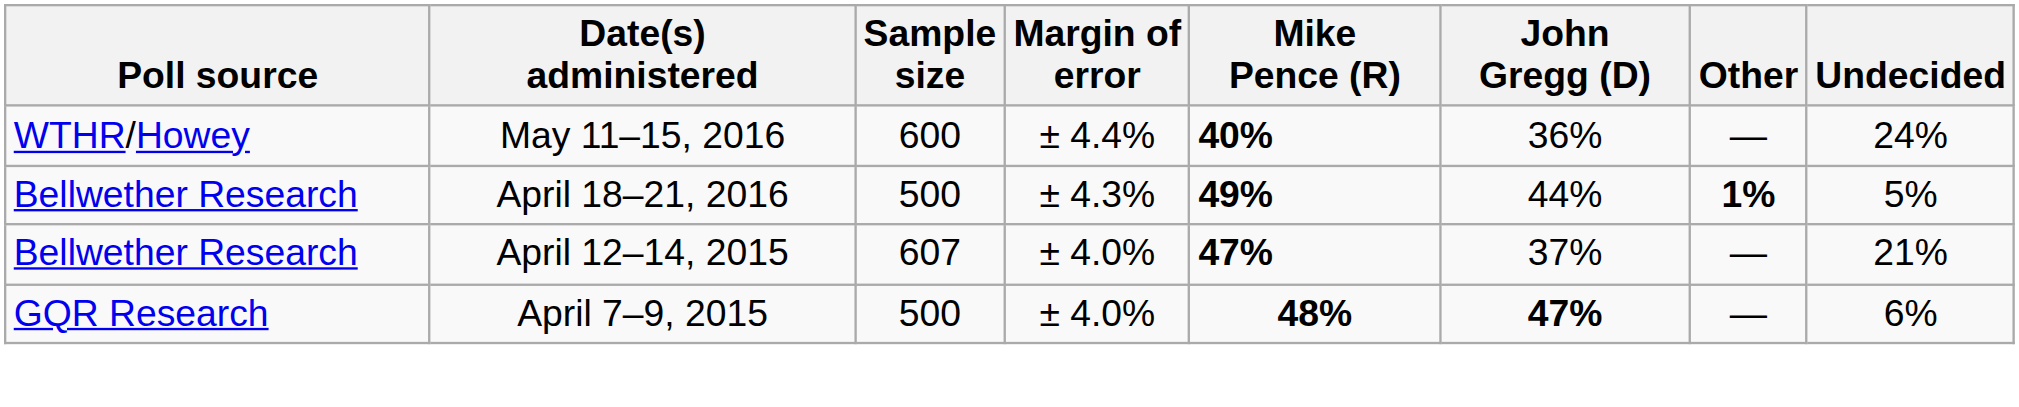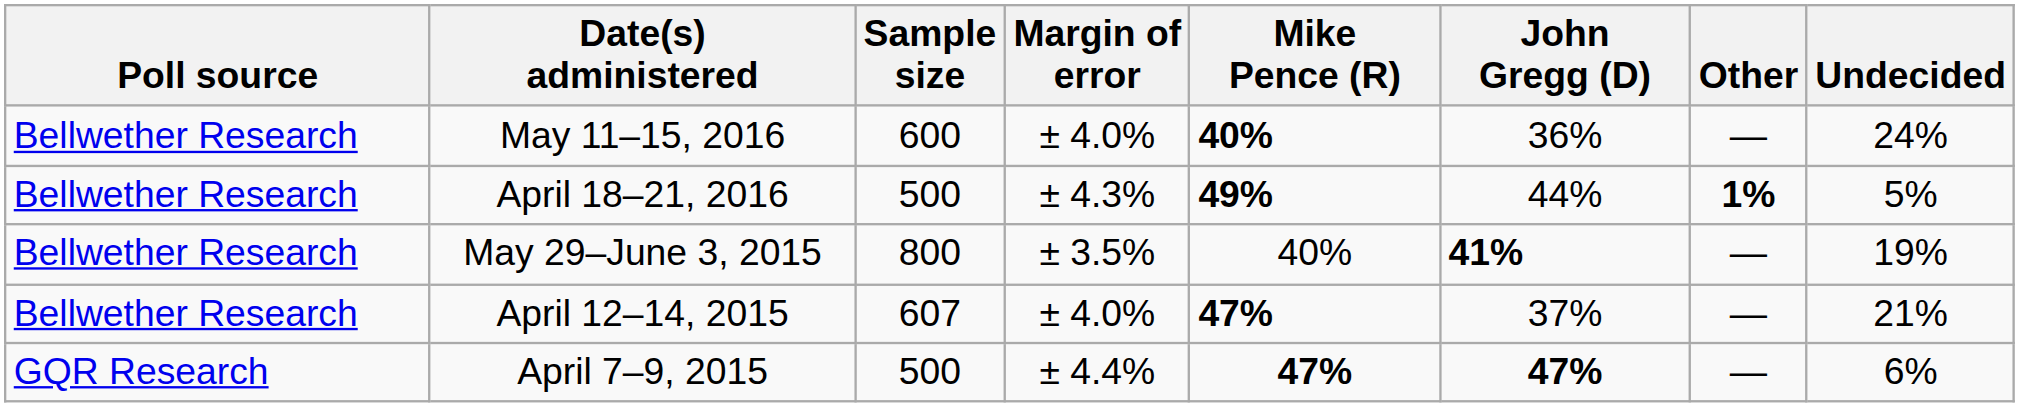(132, 135) WTHR/Howey -> (186, 135) Bellwether Research
(1097, 135) ± 4.4% -> (1097, 135) ± 4.0%
+ row: (643, 253)
(1097, 312) ± 4.0% -> (1097, 371) ± 4.4%
(1315, 312) 48% -> (1315, 371) 47%
